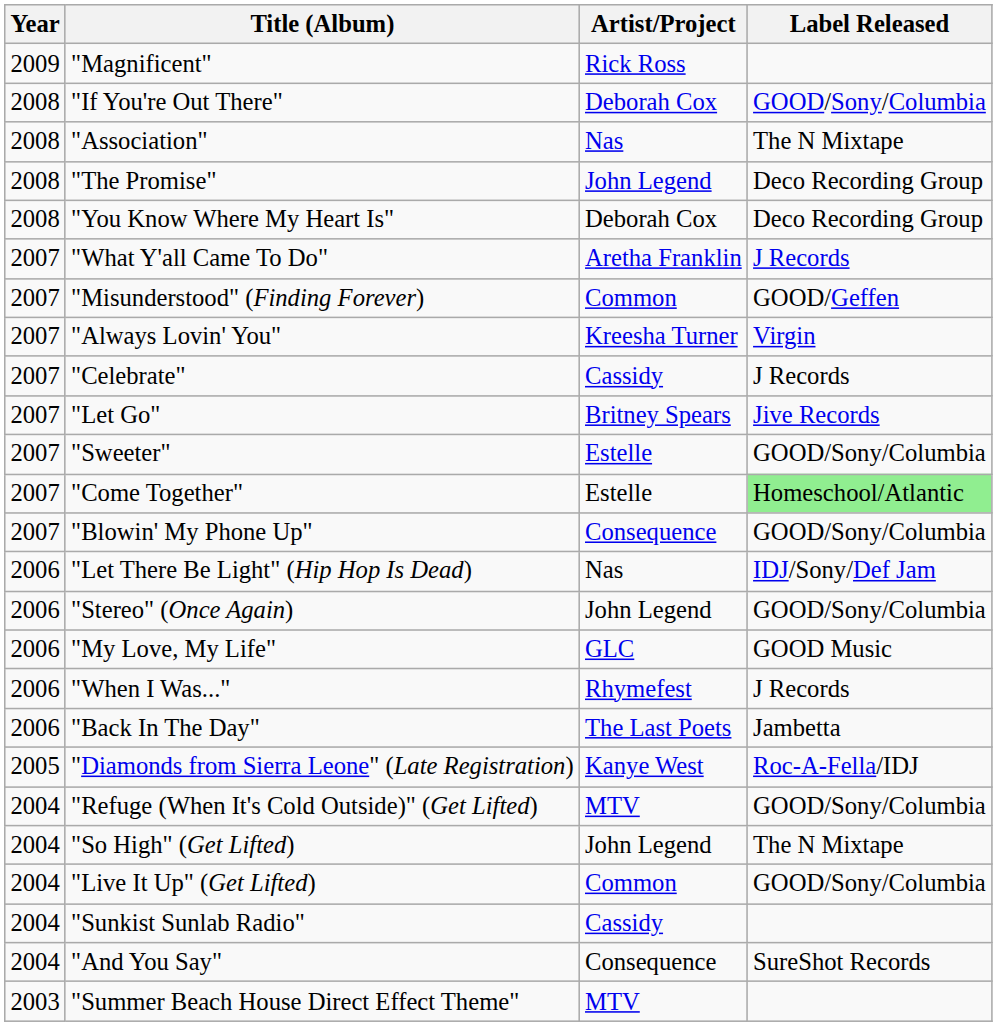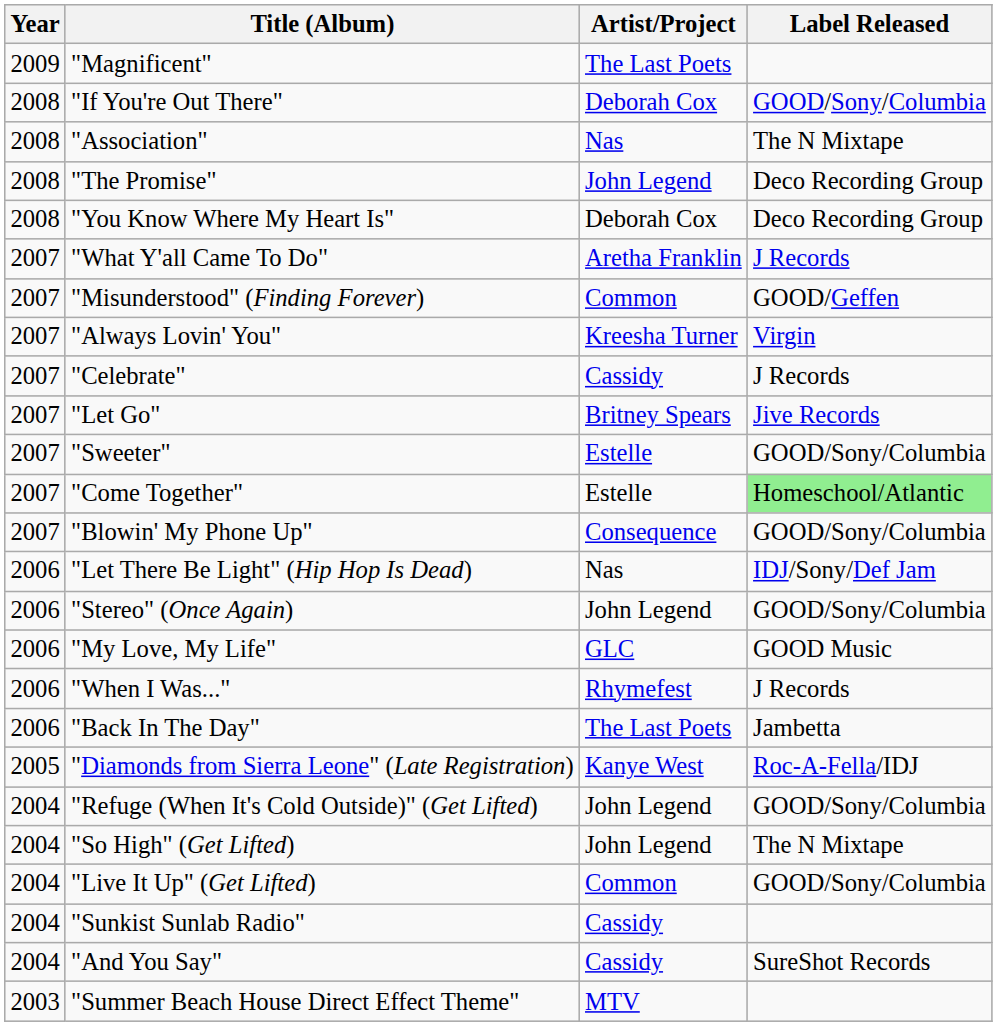(635, 63) Rick Ross -> (658, 63) The Last Poets
(612, 805) MTV -> (648, 805) John Legend
(651, 961) Consequence -> (624, 961) Cassidy
